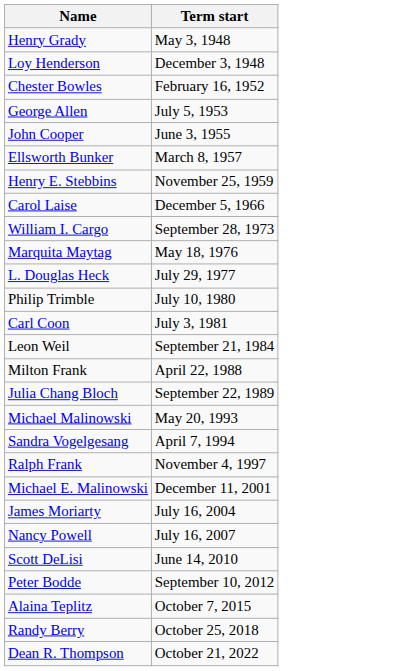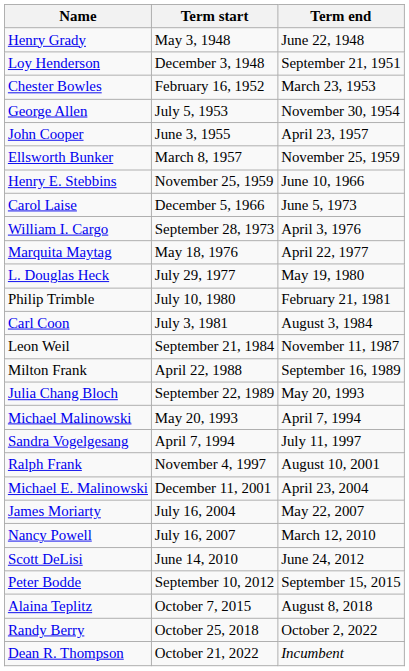+ column: (341, 16)
